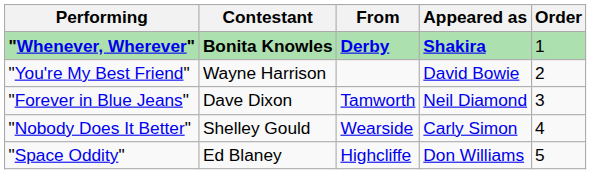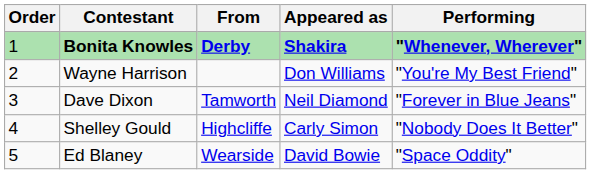columns swapped: (559, 18) <-> (102, 18)
(471, 73) David Bowie -> (334, 73) Don Williams
(377, 127) Wearside -> (237, 127) Highcliffe
(376, 155) Highcliffe -> (237, 155) Wearside
(474, 155) Don Williams -> (332, 155) David Bowie
